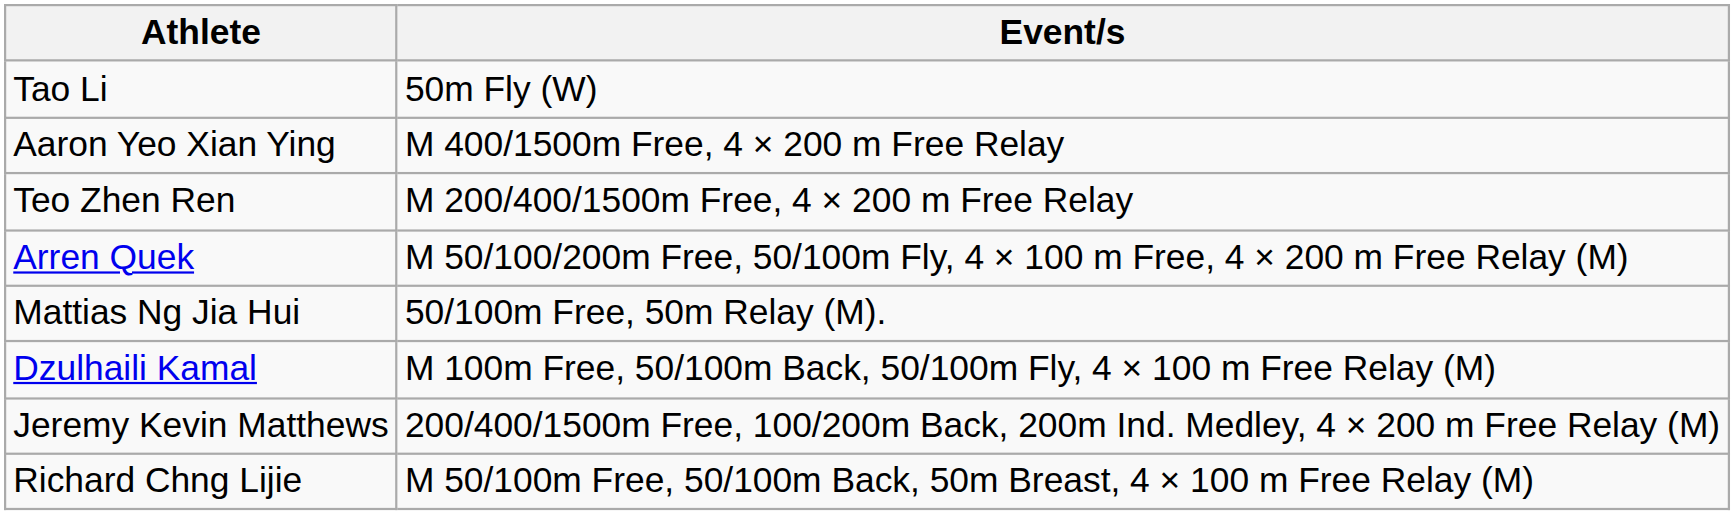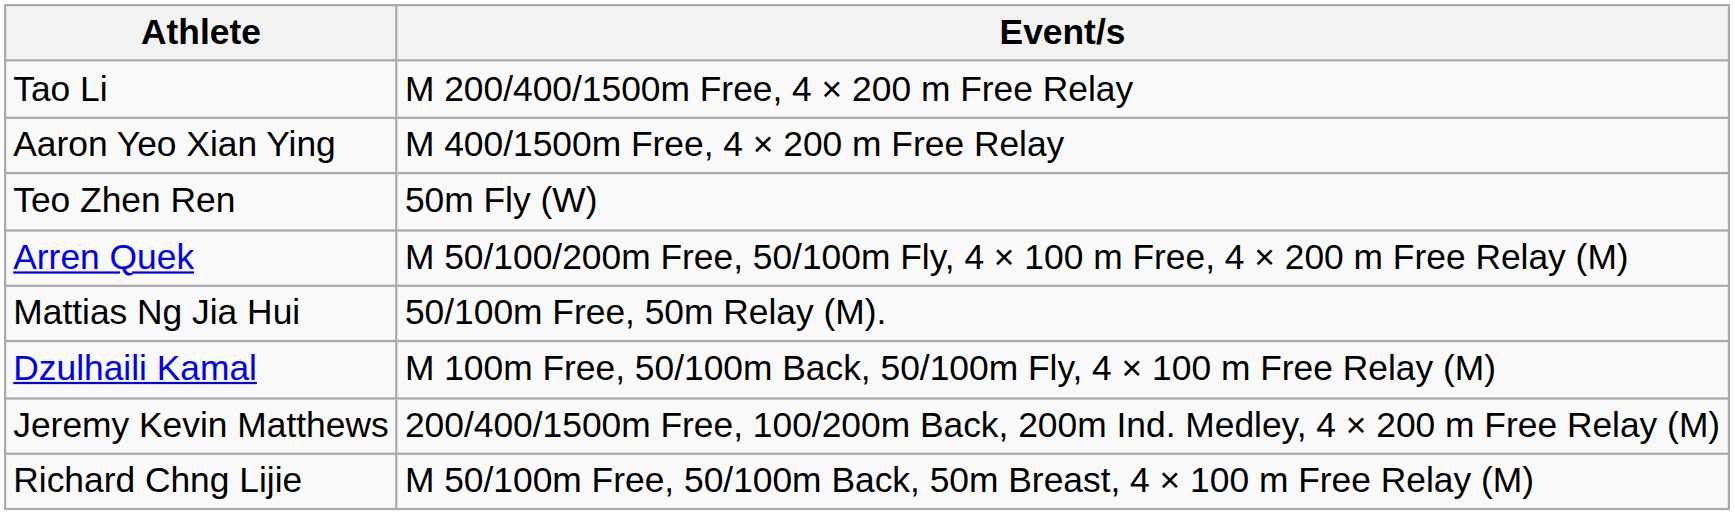(501, 88) 50m Fly (W) -> (769, 88) M 200/400/1500m Free, 4 × 200 m Free Relay
(769, 200) M 200/400/1500m Free, 4 × 200 m Free Relay -> (501, 200) 50m Fly (W)
